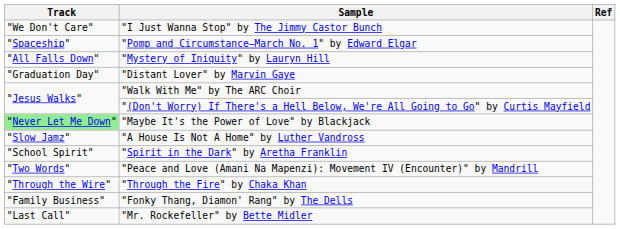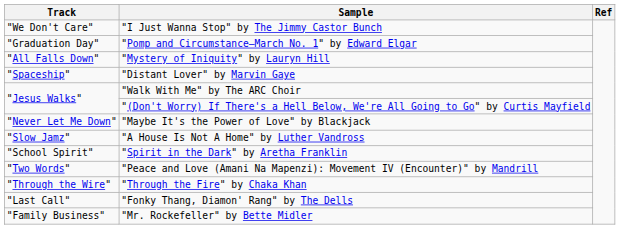(39, 44) "Spaceship" -> (53, 44) "Graduation Day"
(53, 75) "Graduation Day" -> (39, 75) "Spaceship"
(62, 122) lightgreen background -> (62, 122) no background
(56, 200) "Family Business" -> (39, 200) "Last Call"
(39, 216) "Last Call" -> (56, 216) "Family Business"
